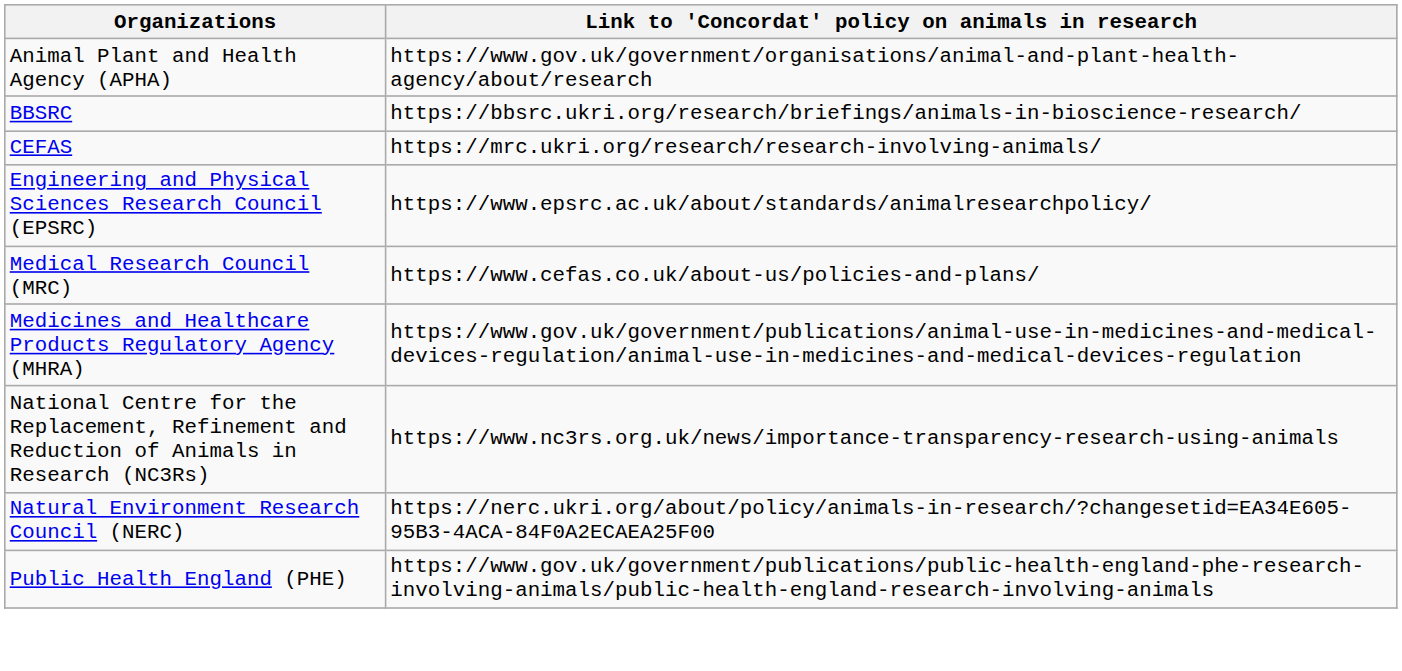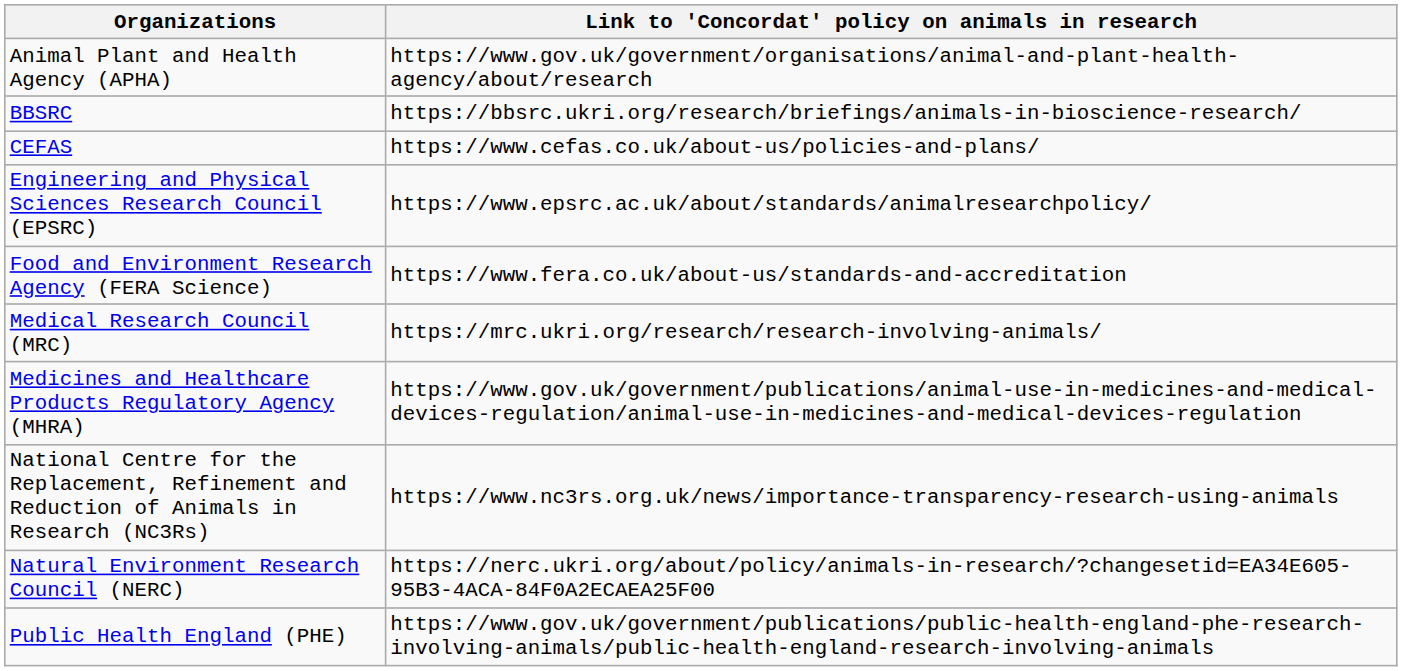(746, 147) https://mrc.ukri.org/research/research-involving-animals/ -> (715, 147) https://www.cefas.co.uk/about-us/policies-and-plans/
+ row: (191, 275)
(715, 275) https://www.cefas.co.uk/about-us/policies-and-plans/ -> (746, 333) https://mrc.ukri.org/research/research-involving-animals/
